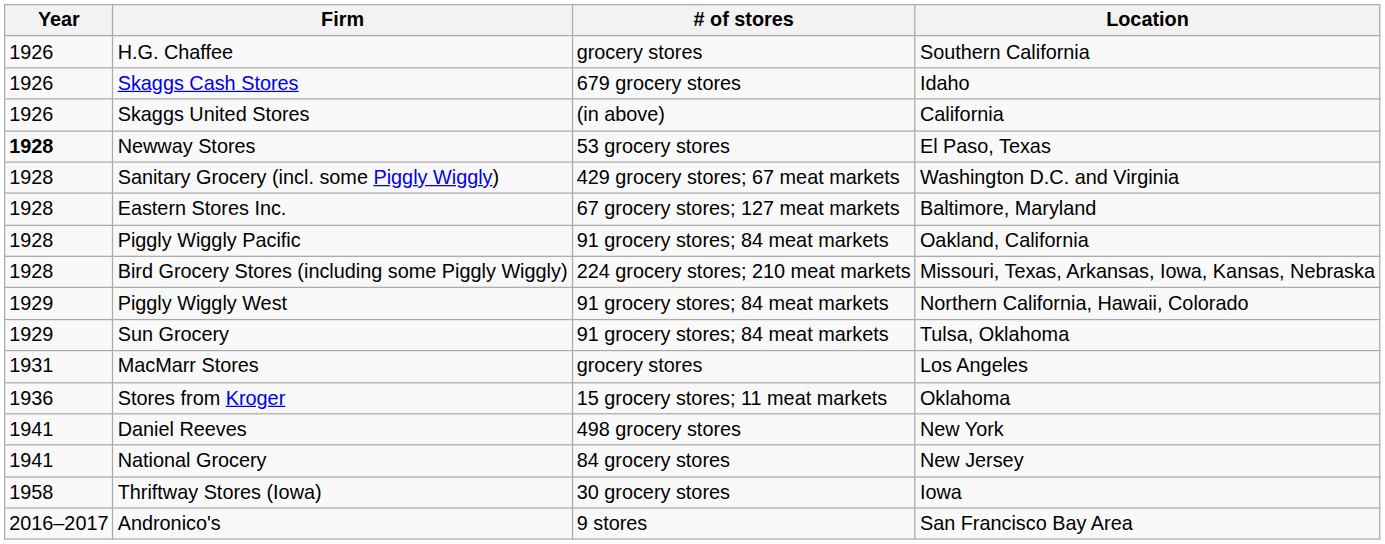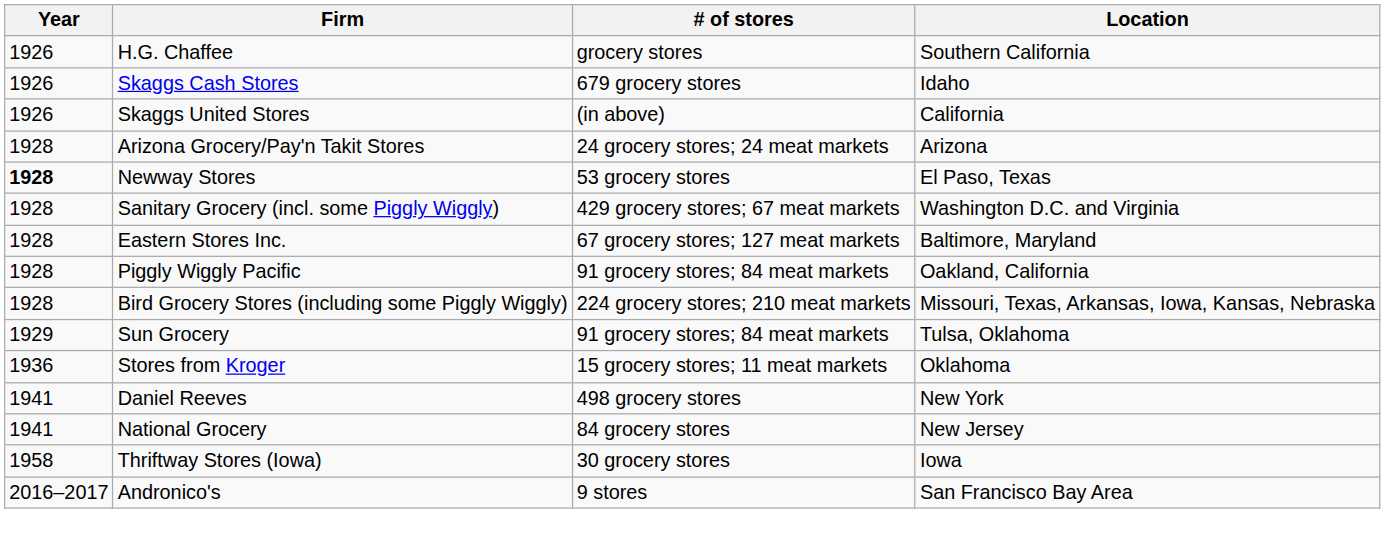+ row: (271, 146)
- row: (202, 303)
- row: (188, 366)
